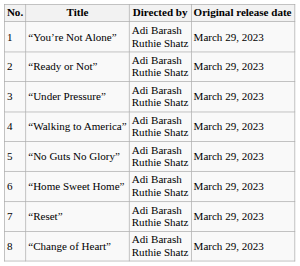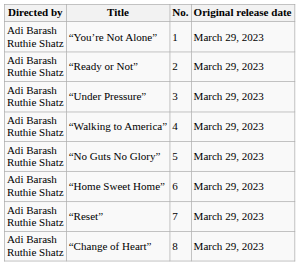columns swapped: (15, 13) <-> (160, 13)
